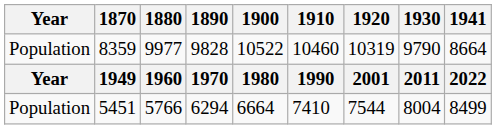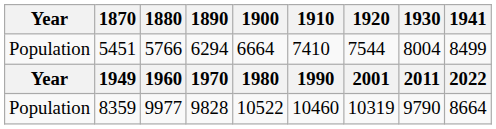rows swapped: (117, 108) <-> (117, 49)
